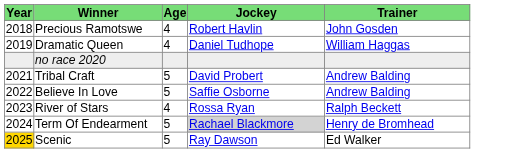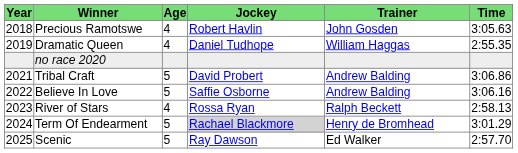+ column: (491, 12)
(19, 140) gold background -> (19, 140) no background
